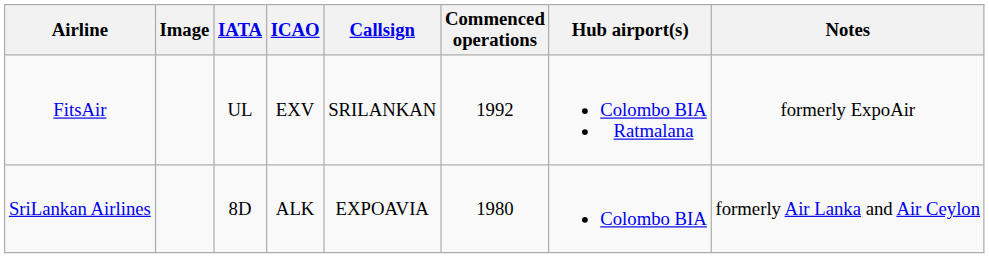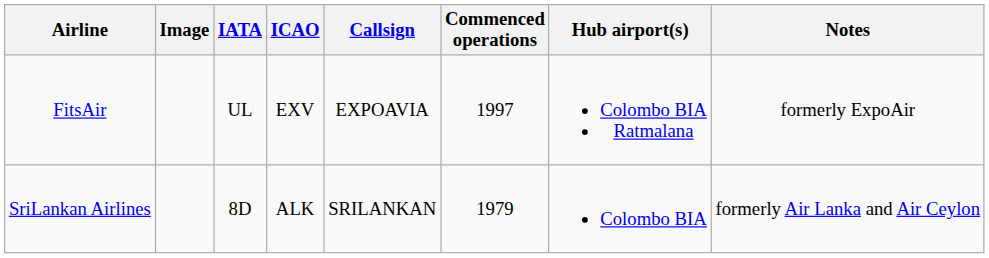(382, 109) SRILANKAN -> (382, 109) EXPOAVIA
(495, 109) 1992 -> (495, 109) 1997
(382, 208) EXPOAVIA -> (382, 208) SRILANKAN
(495, 208) 1980 -> (495, 208) 1979
